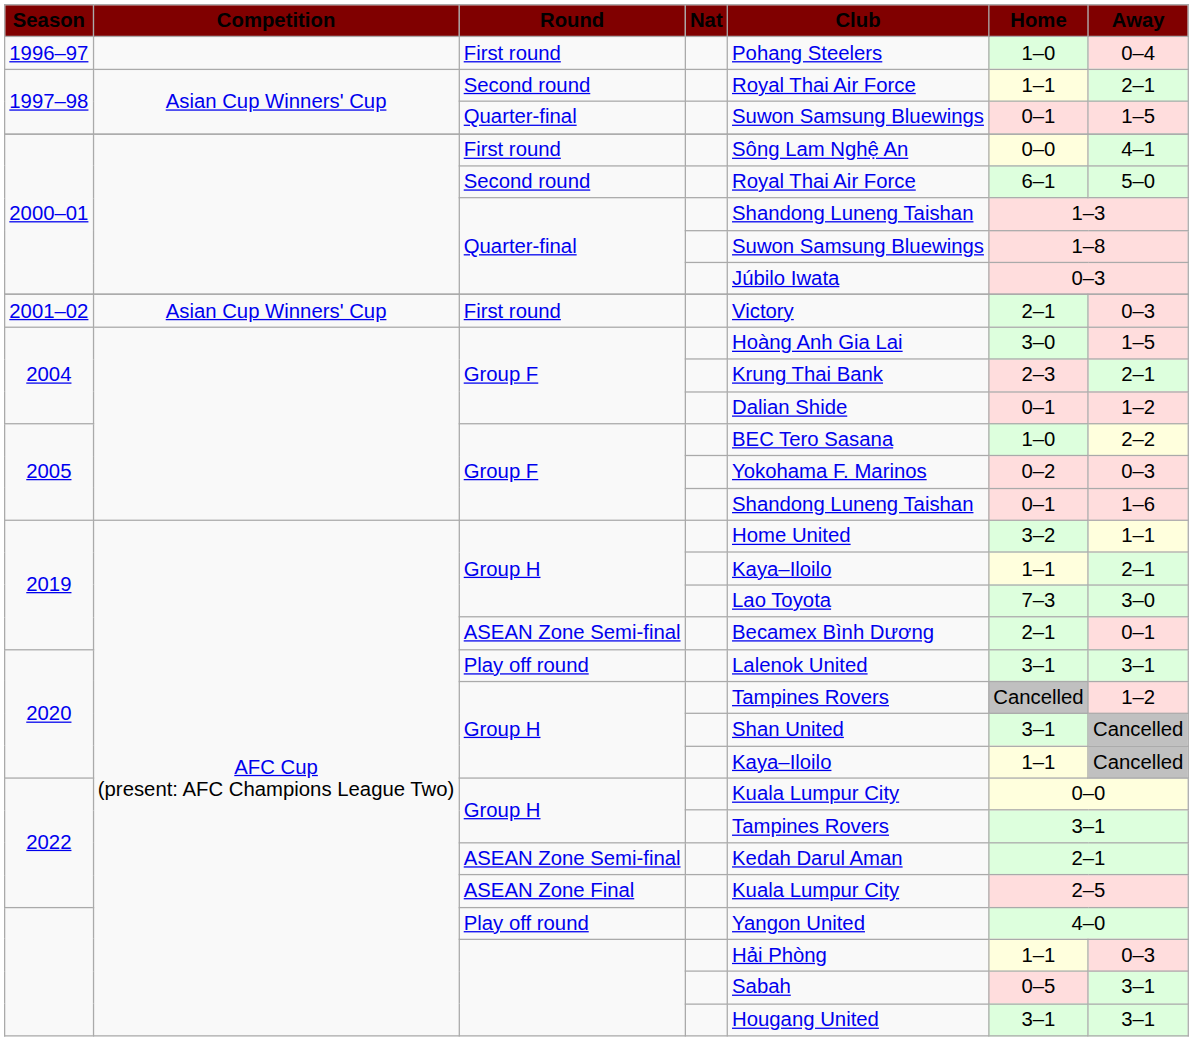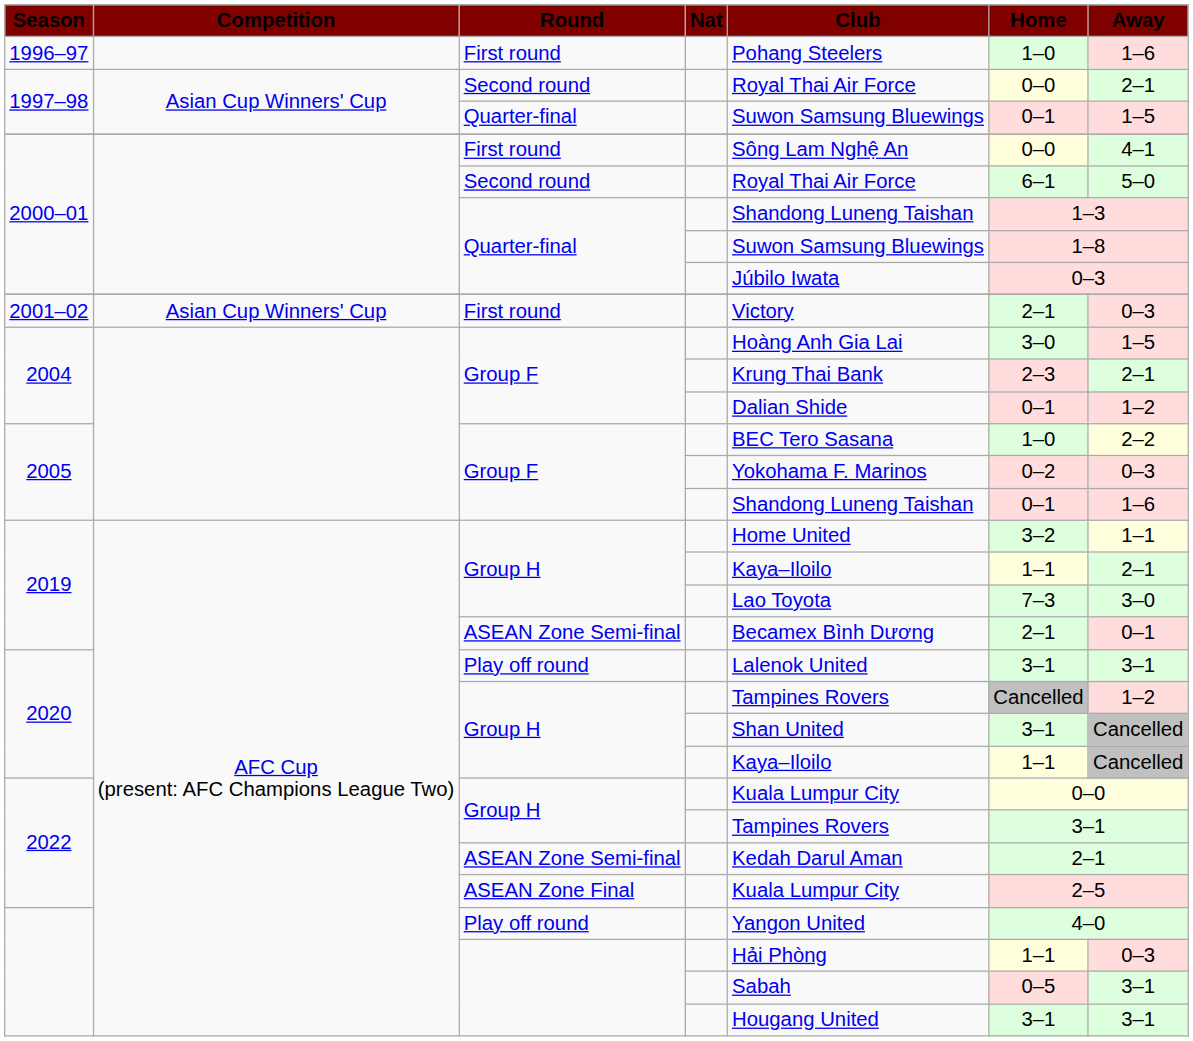(1138, 52) 0–4 -> (1138, 52) 1–6
(1038, 85) 1–1 -> (1038, 85) 0–0
